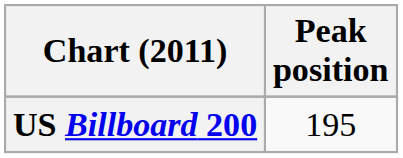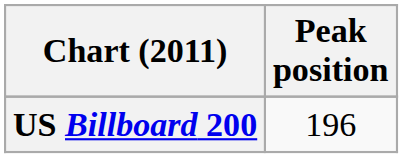(331, 123) 195 -> (331, 123) 196
